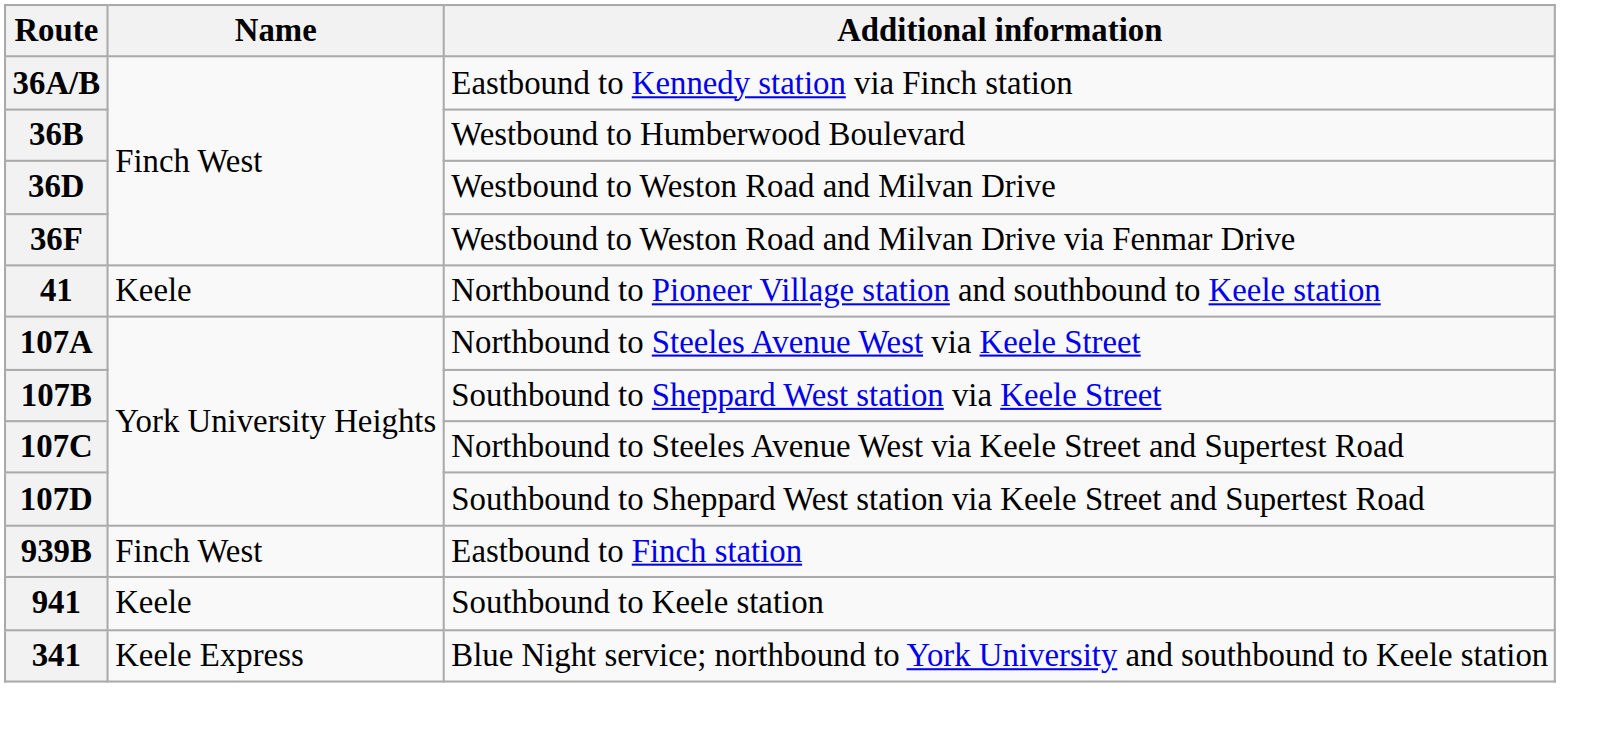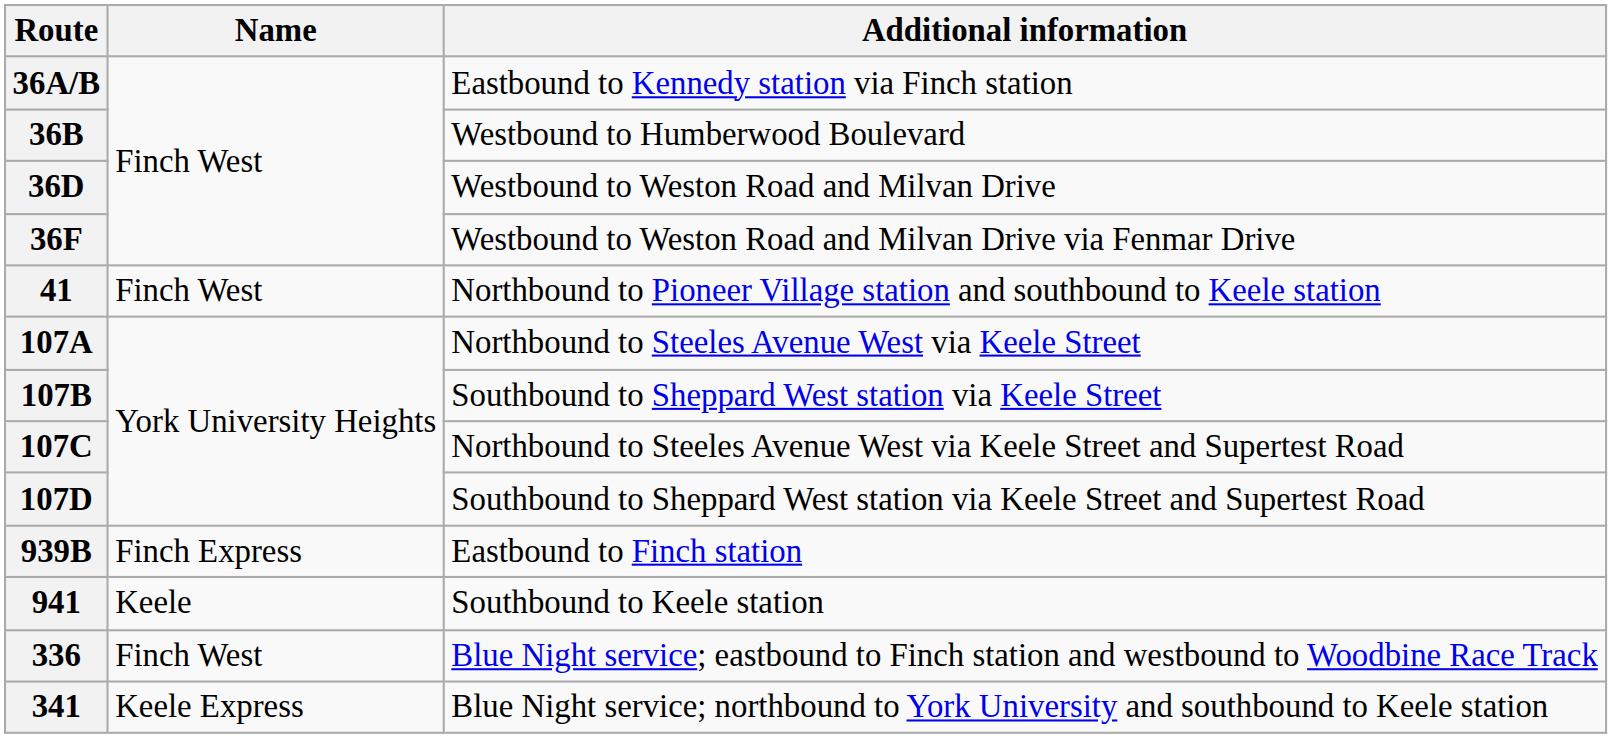(153, 290) Keele -> (189, 290) Finch West
(189, 550) Finch West -> (209, 550) Finch Express
+ row: (56, 654)
